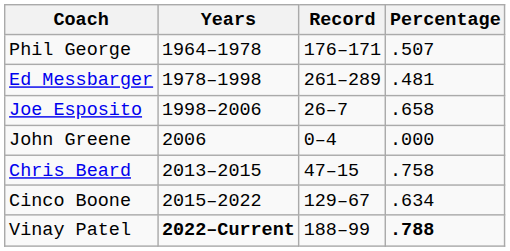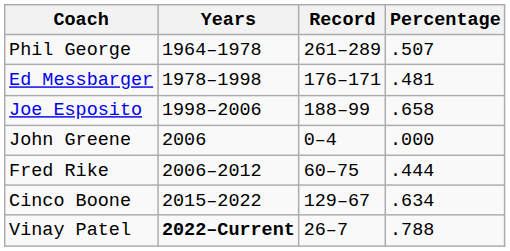(342, 50) 176–171 -> (342, 50) 261–289
(342, 80) 261–289 -> (342, 80) 176–171
(326, 110) 26–7 -> (337, 110) 188–99
+ row: (59, 170)
- row: (70, 170)
(337, 230) 188–99 -> (326, 230) 26–7
(412, 230) bold -> (412, 230) normal
